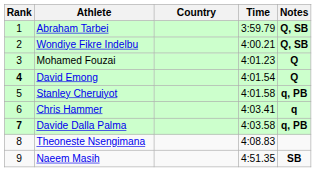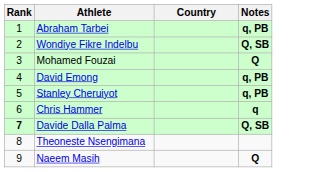- column: (258, 12)
(294, 28) Q, SB -> (255, 28) q, PB
(19, 77) bold -> (19, 77) normal
(294, 77) Q -> (255, 77) q, PB
(294, 126) q, PB -> (255, 126) Q, SB
(294, 158) SB -> (255, 158) Q
